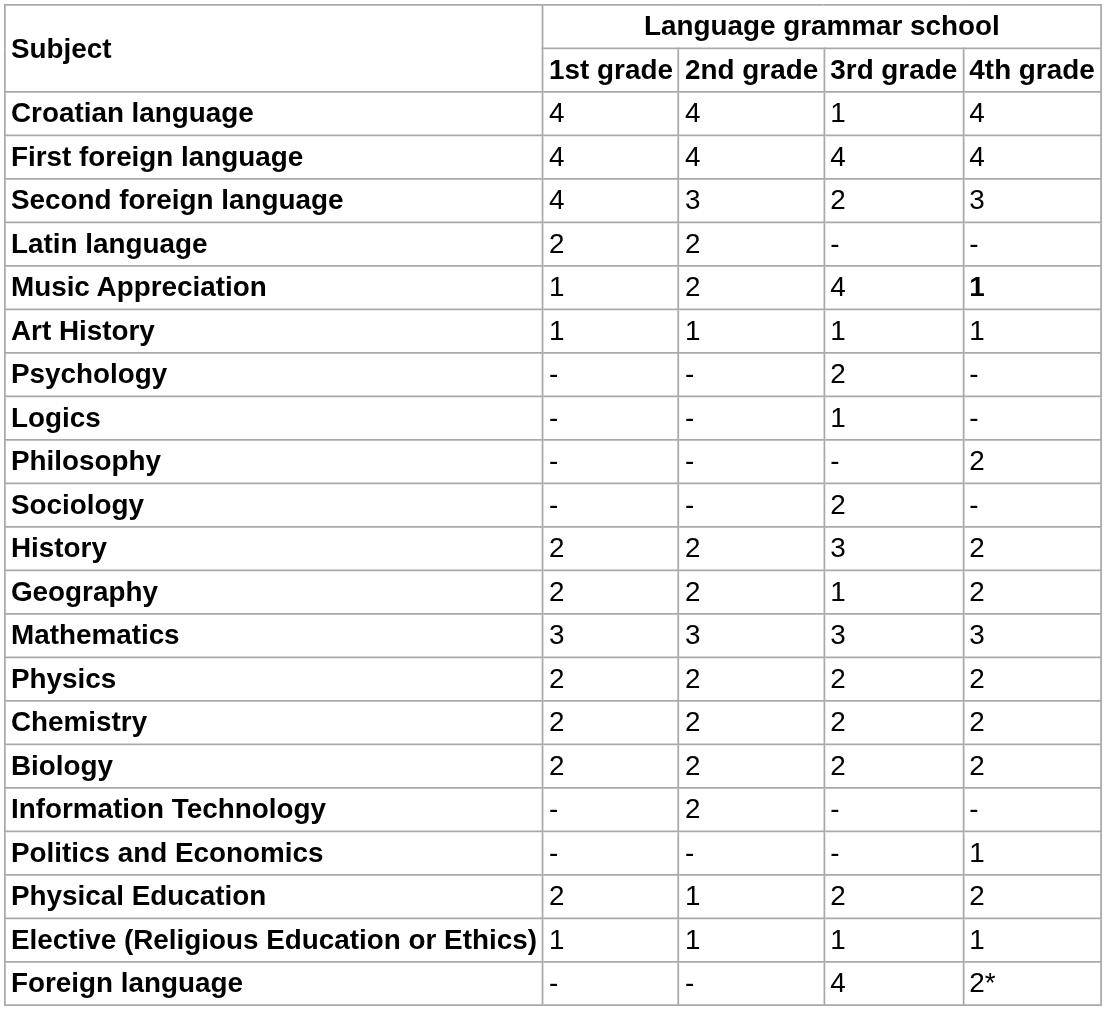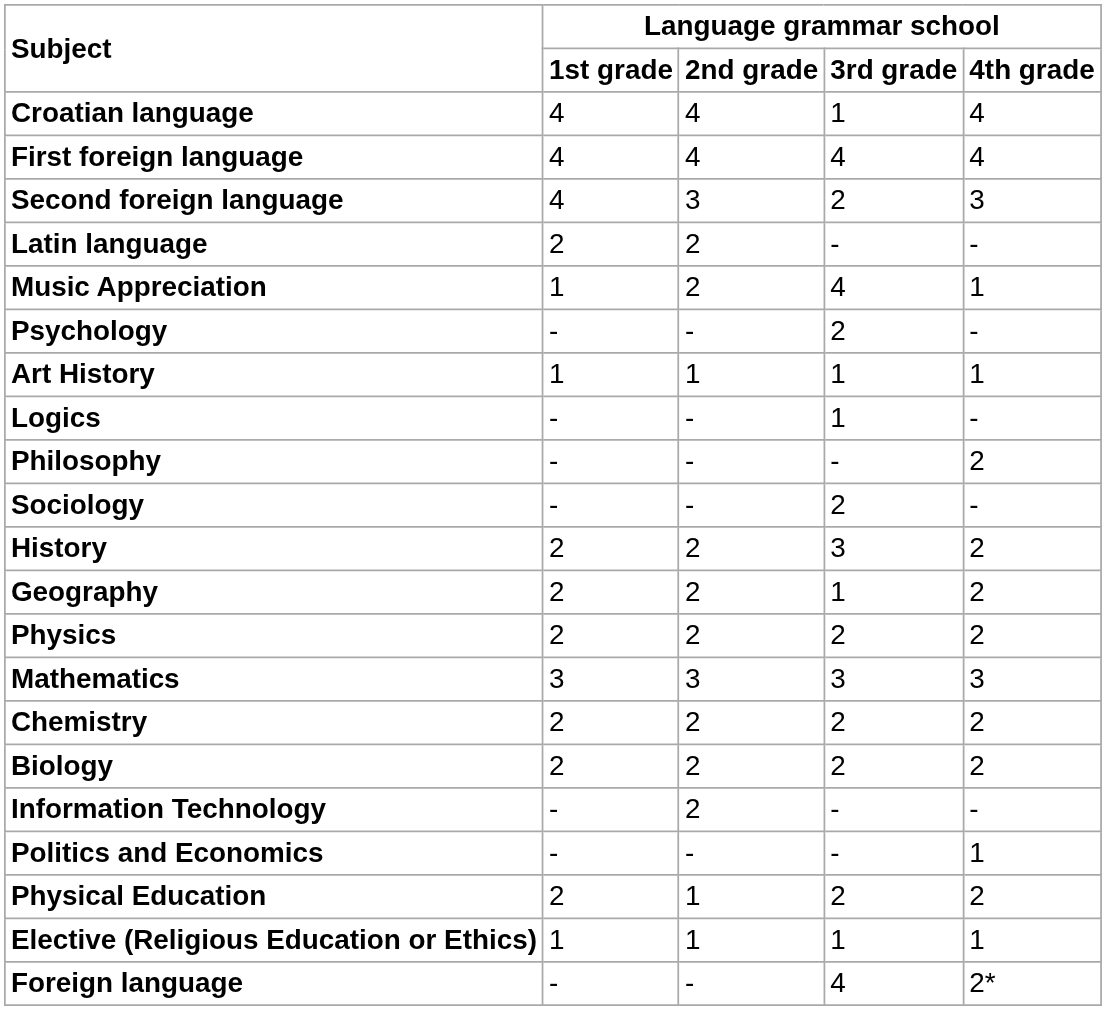(977, 287) bold -> (977, 287) normal
rows swapped: (83, 330) <-> (89, 374)
rows swapped: (95, 635) <-> (64, 678)
